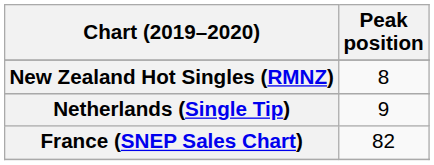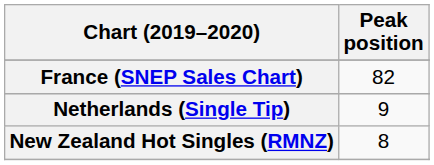rows swapped: (172, 142) <-> (172, 76)
